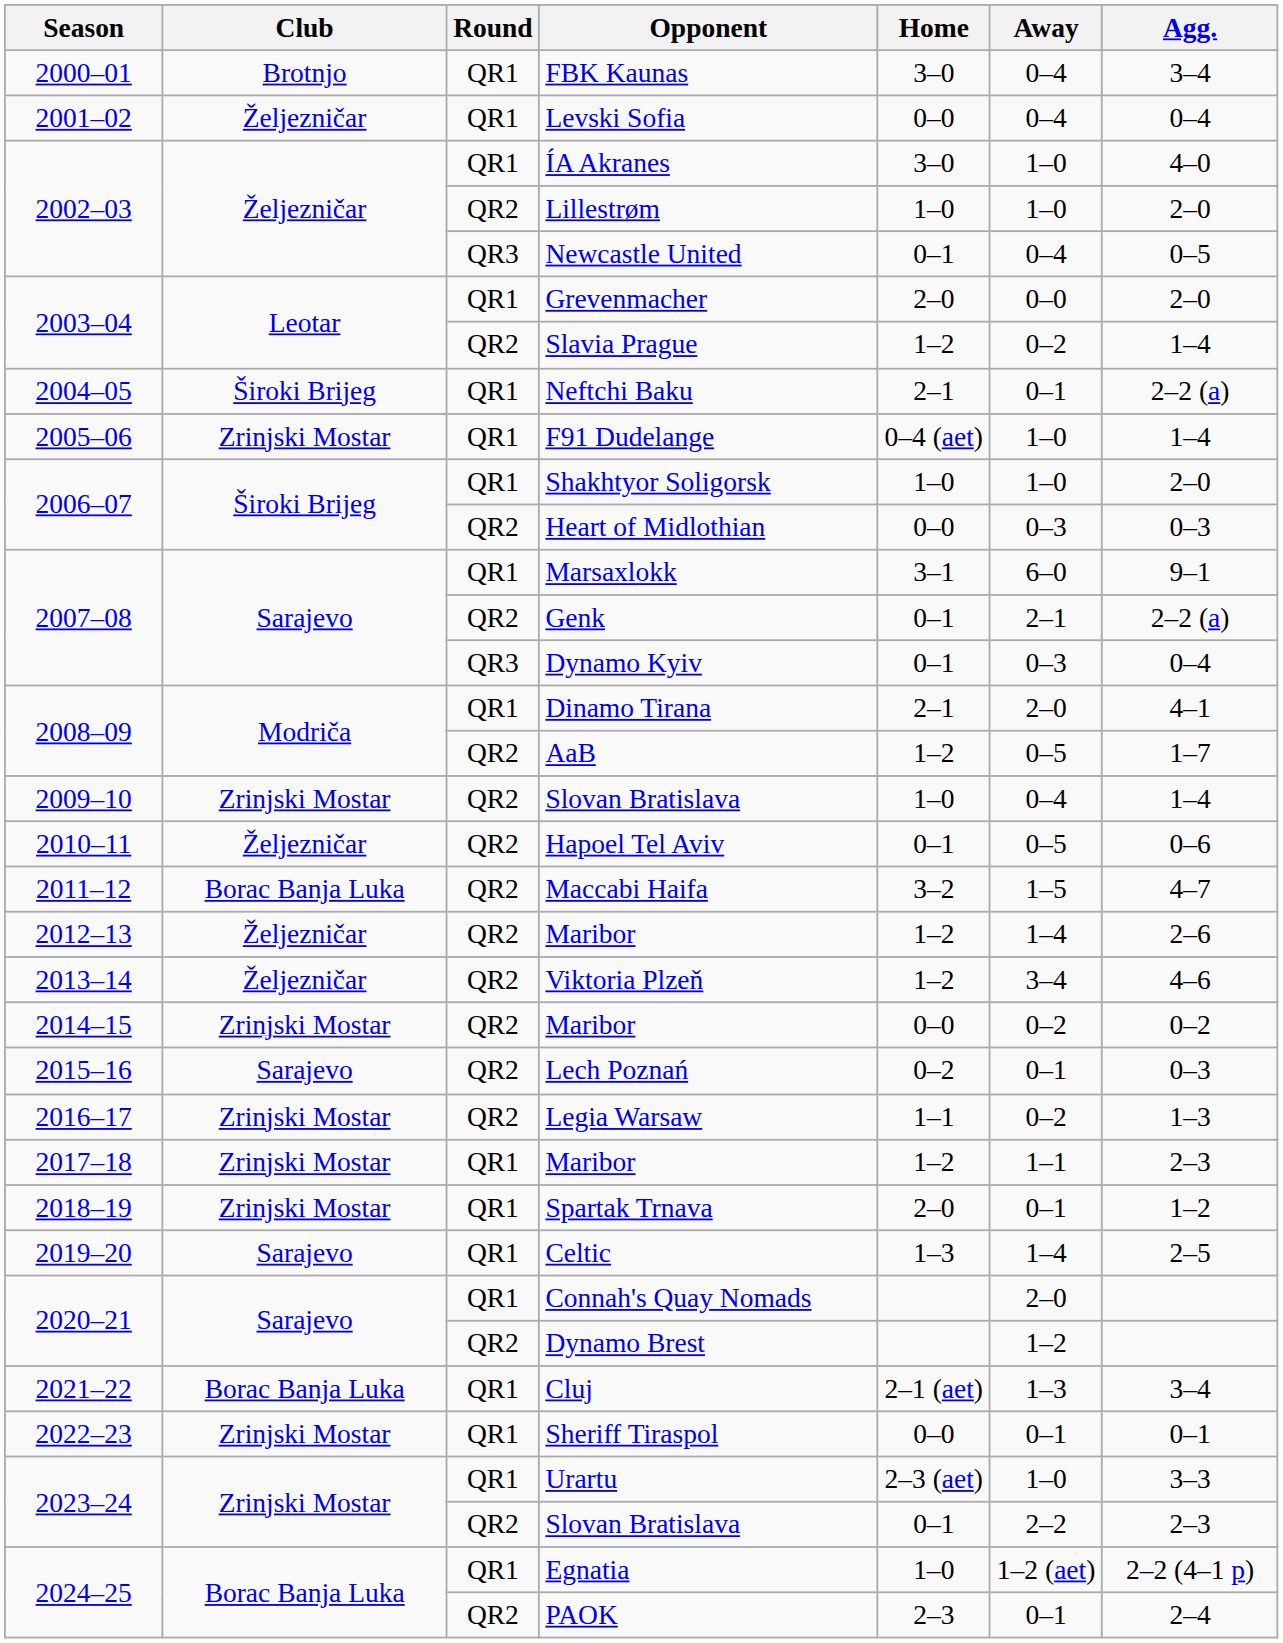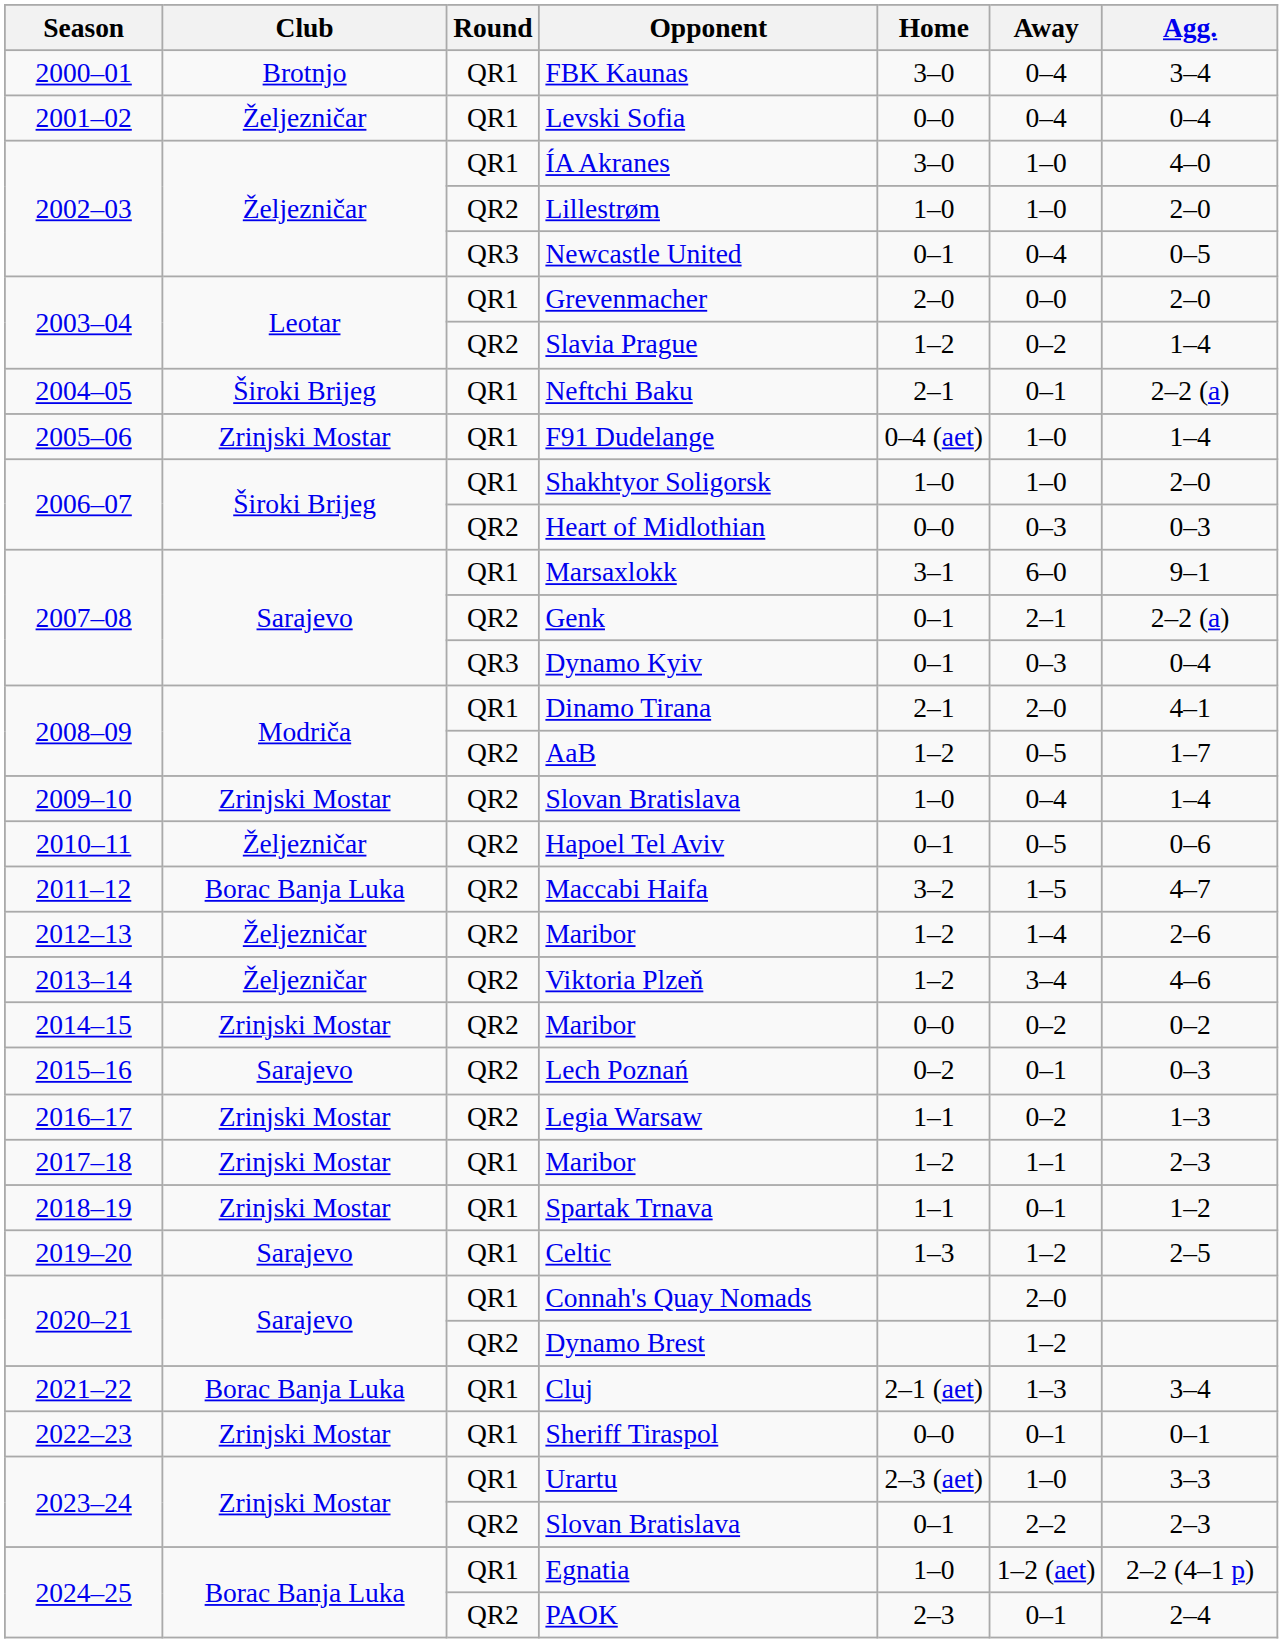(934, 1206) 2–0 -> (934, 1206) 1–1
(1046, 1252) 1–4 -> (1046, 1252) 1–2
